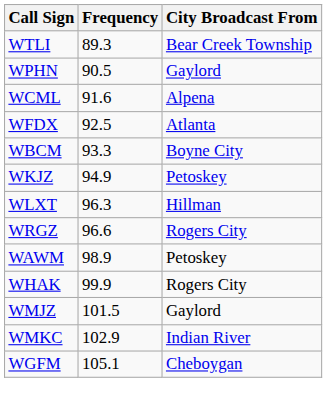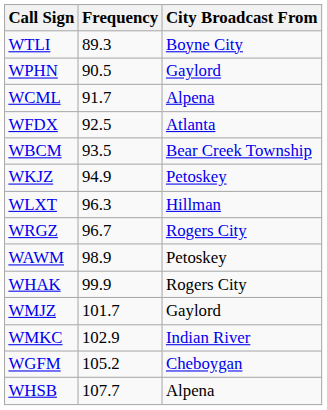(239, 44) Bear Creek Township -> (204, 44) Boyne City
(97, 97) 91.6 -> (97, 97) 91.7
(97, 151) 93.3 -> (97, 151) 93.5
(204, 151) Boyne City -> (239, 151) Bear Creek Township
(97, 230) 96.6 -> (97, 230) 96.7
(101, 310) 101.5 -> (101, 310) 101.7
(101, 364) 105.1 -> (101, 364) 105.2
+ row: (33, 390)
